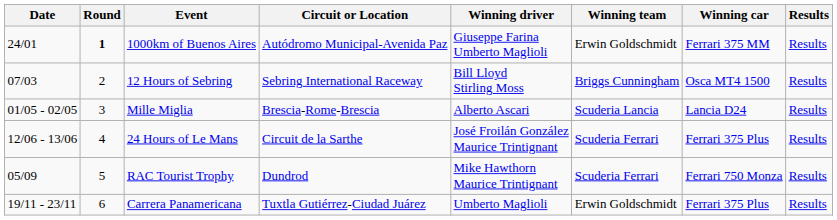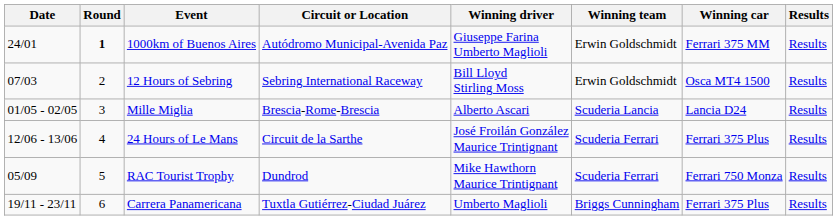(627, 81) Briggs Cunningham -> (626, 81) Erwin Goldschmidt
(626, 205) Erwin Goldschmidt -> (627, 205) Briggs Cunningham
